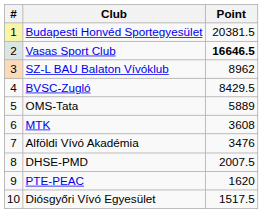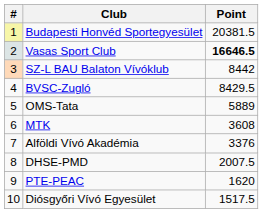(242, 69) 8962 -> (242, 69) 8442
(242, 144) 3476 -> (242, 144) 3376
